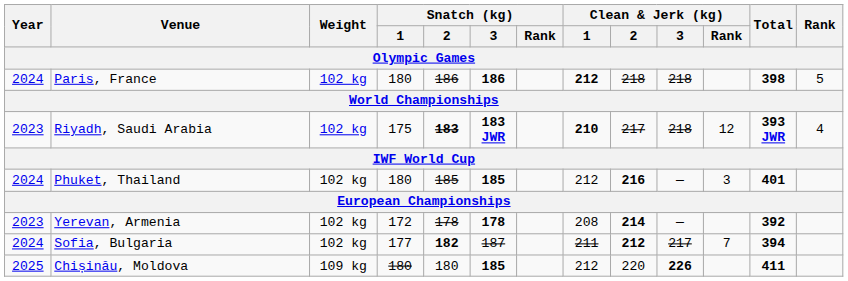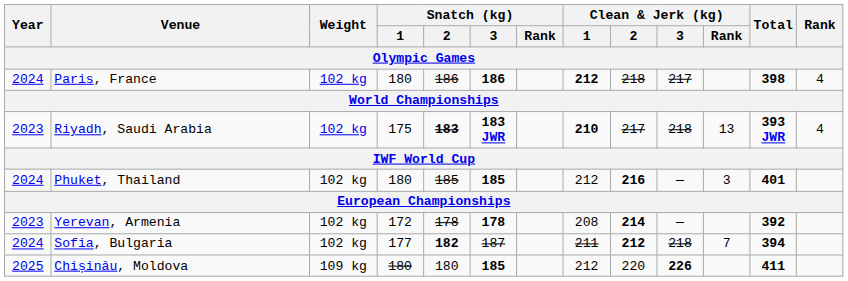(680, 79) 218 -> (680, 79) 217
(820, 79) 5 -> (820, 79) 4
(727, 130) 12 -> (727, 130) 13
(680, 244) 217 -> (680, 244) 218
